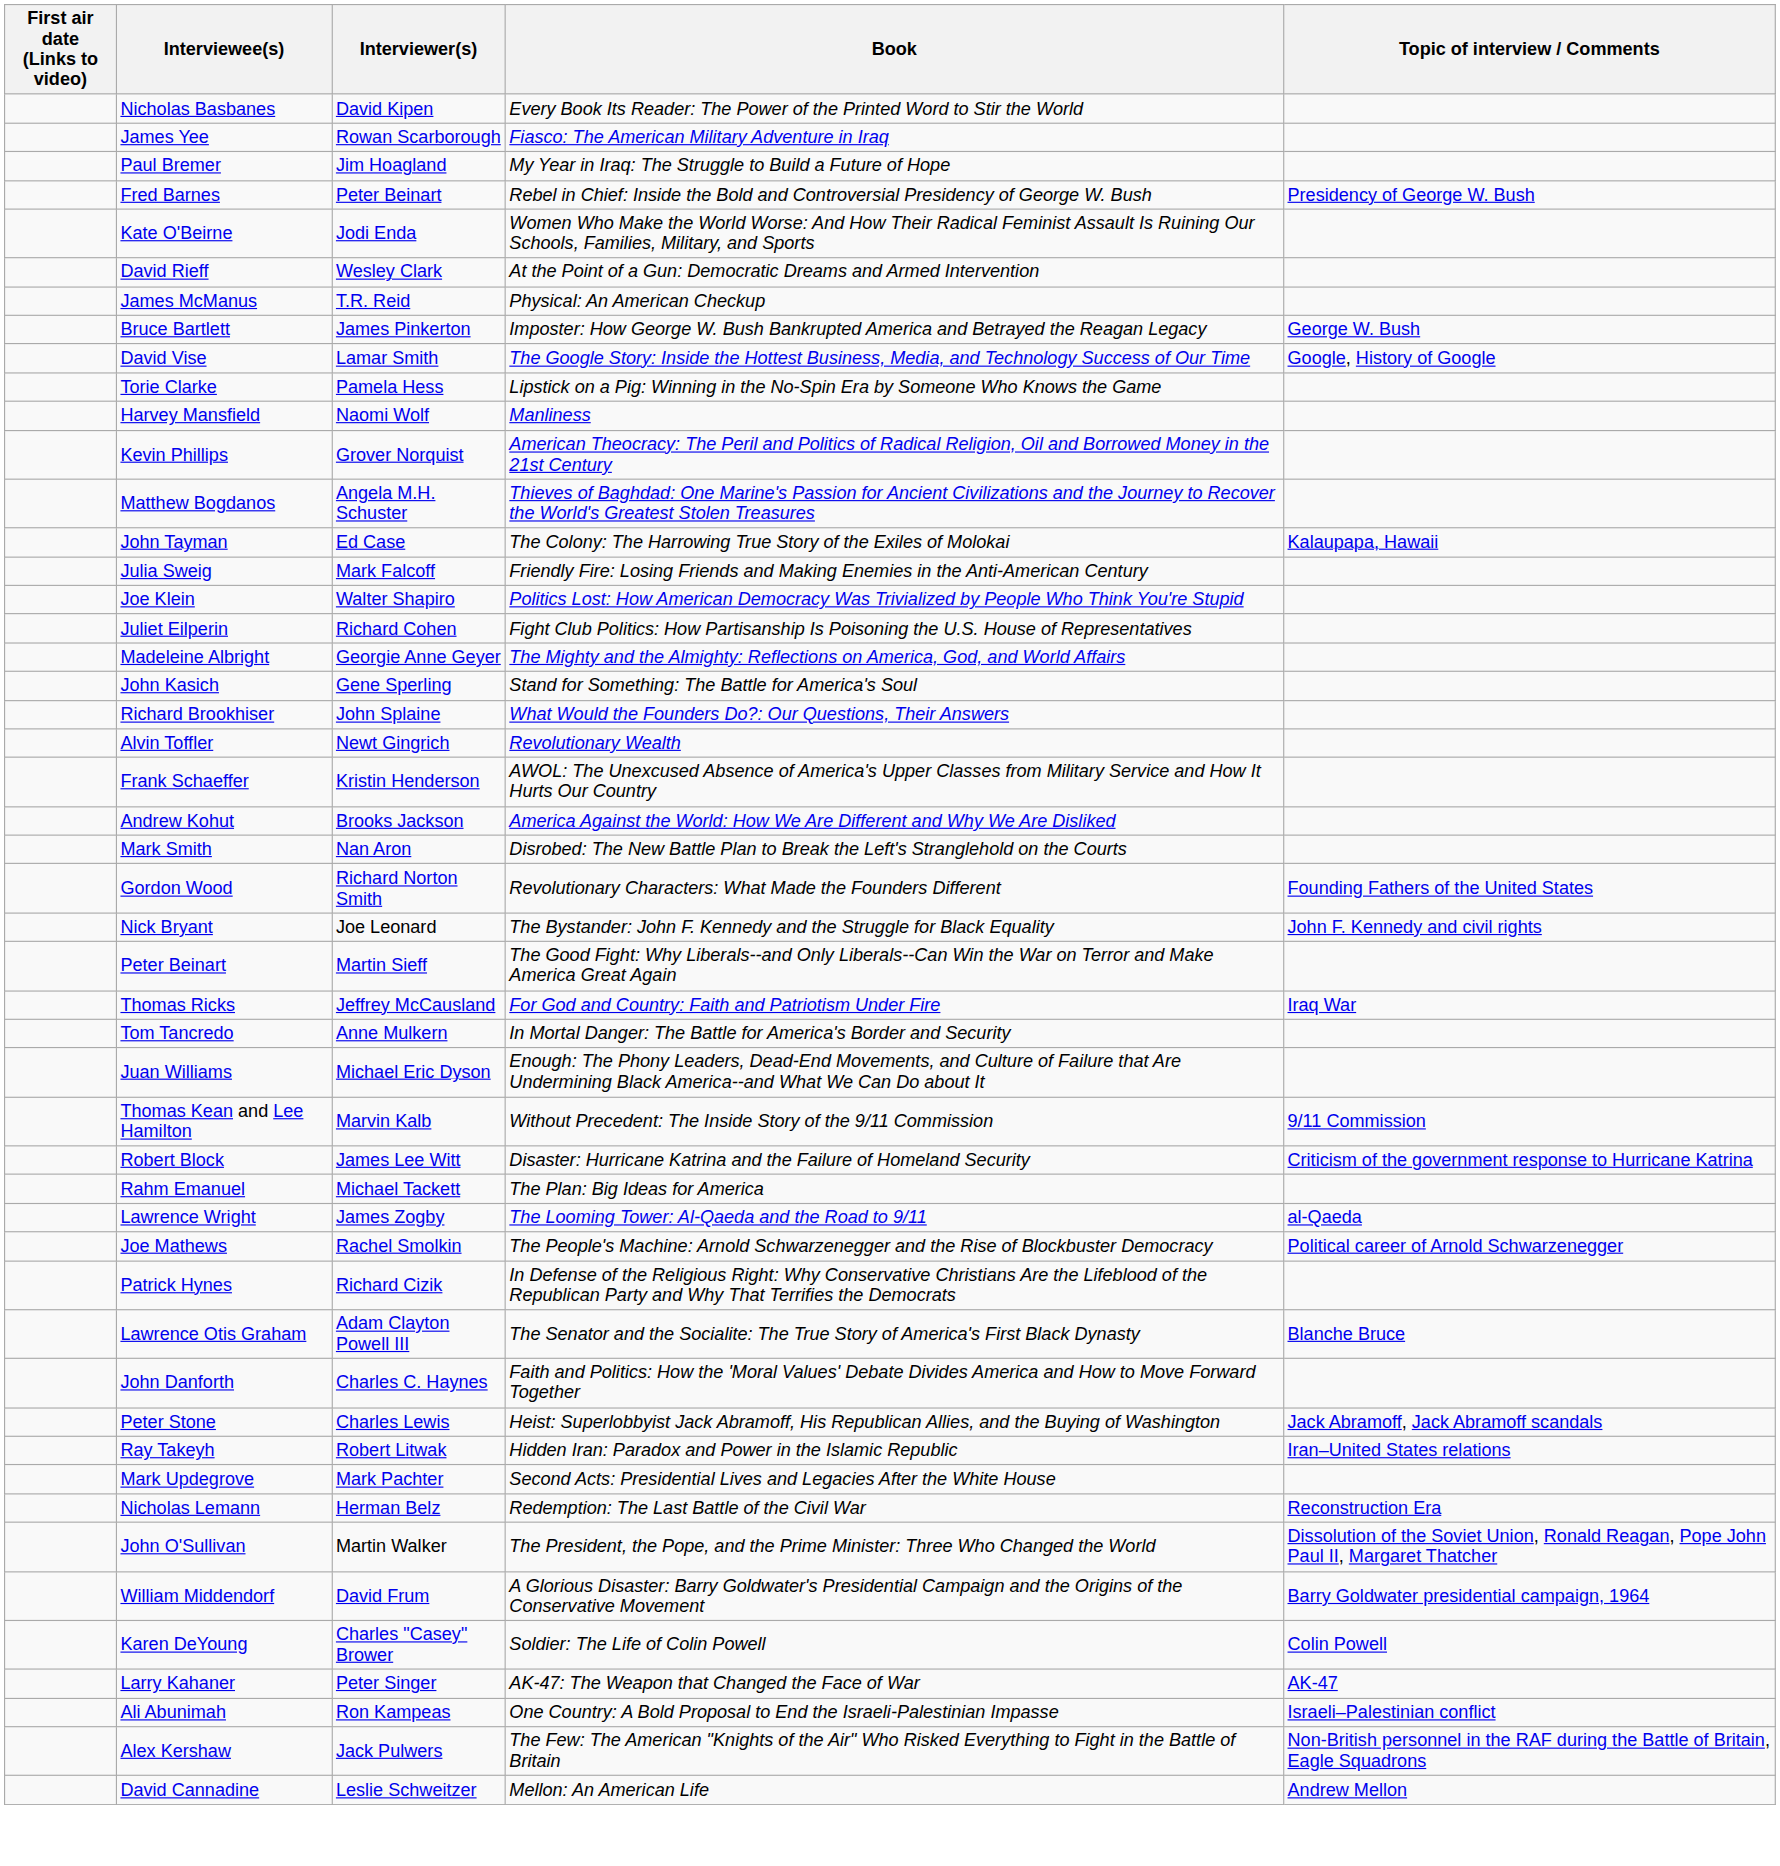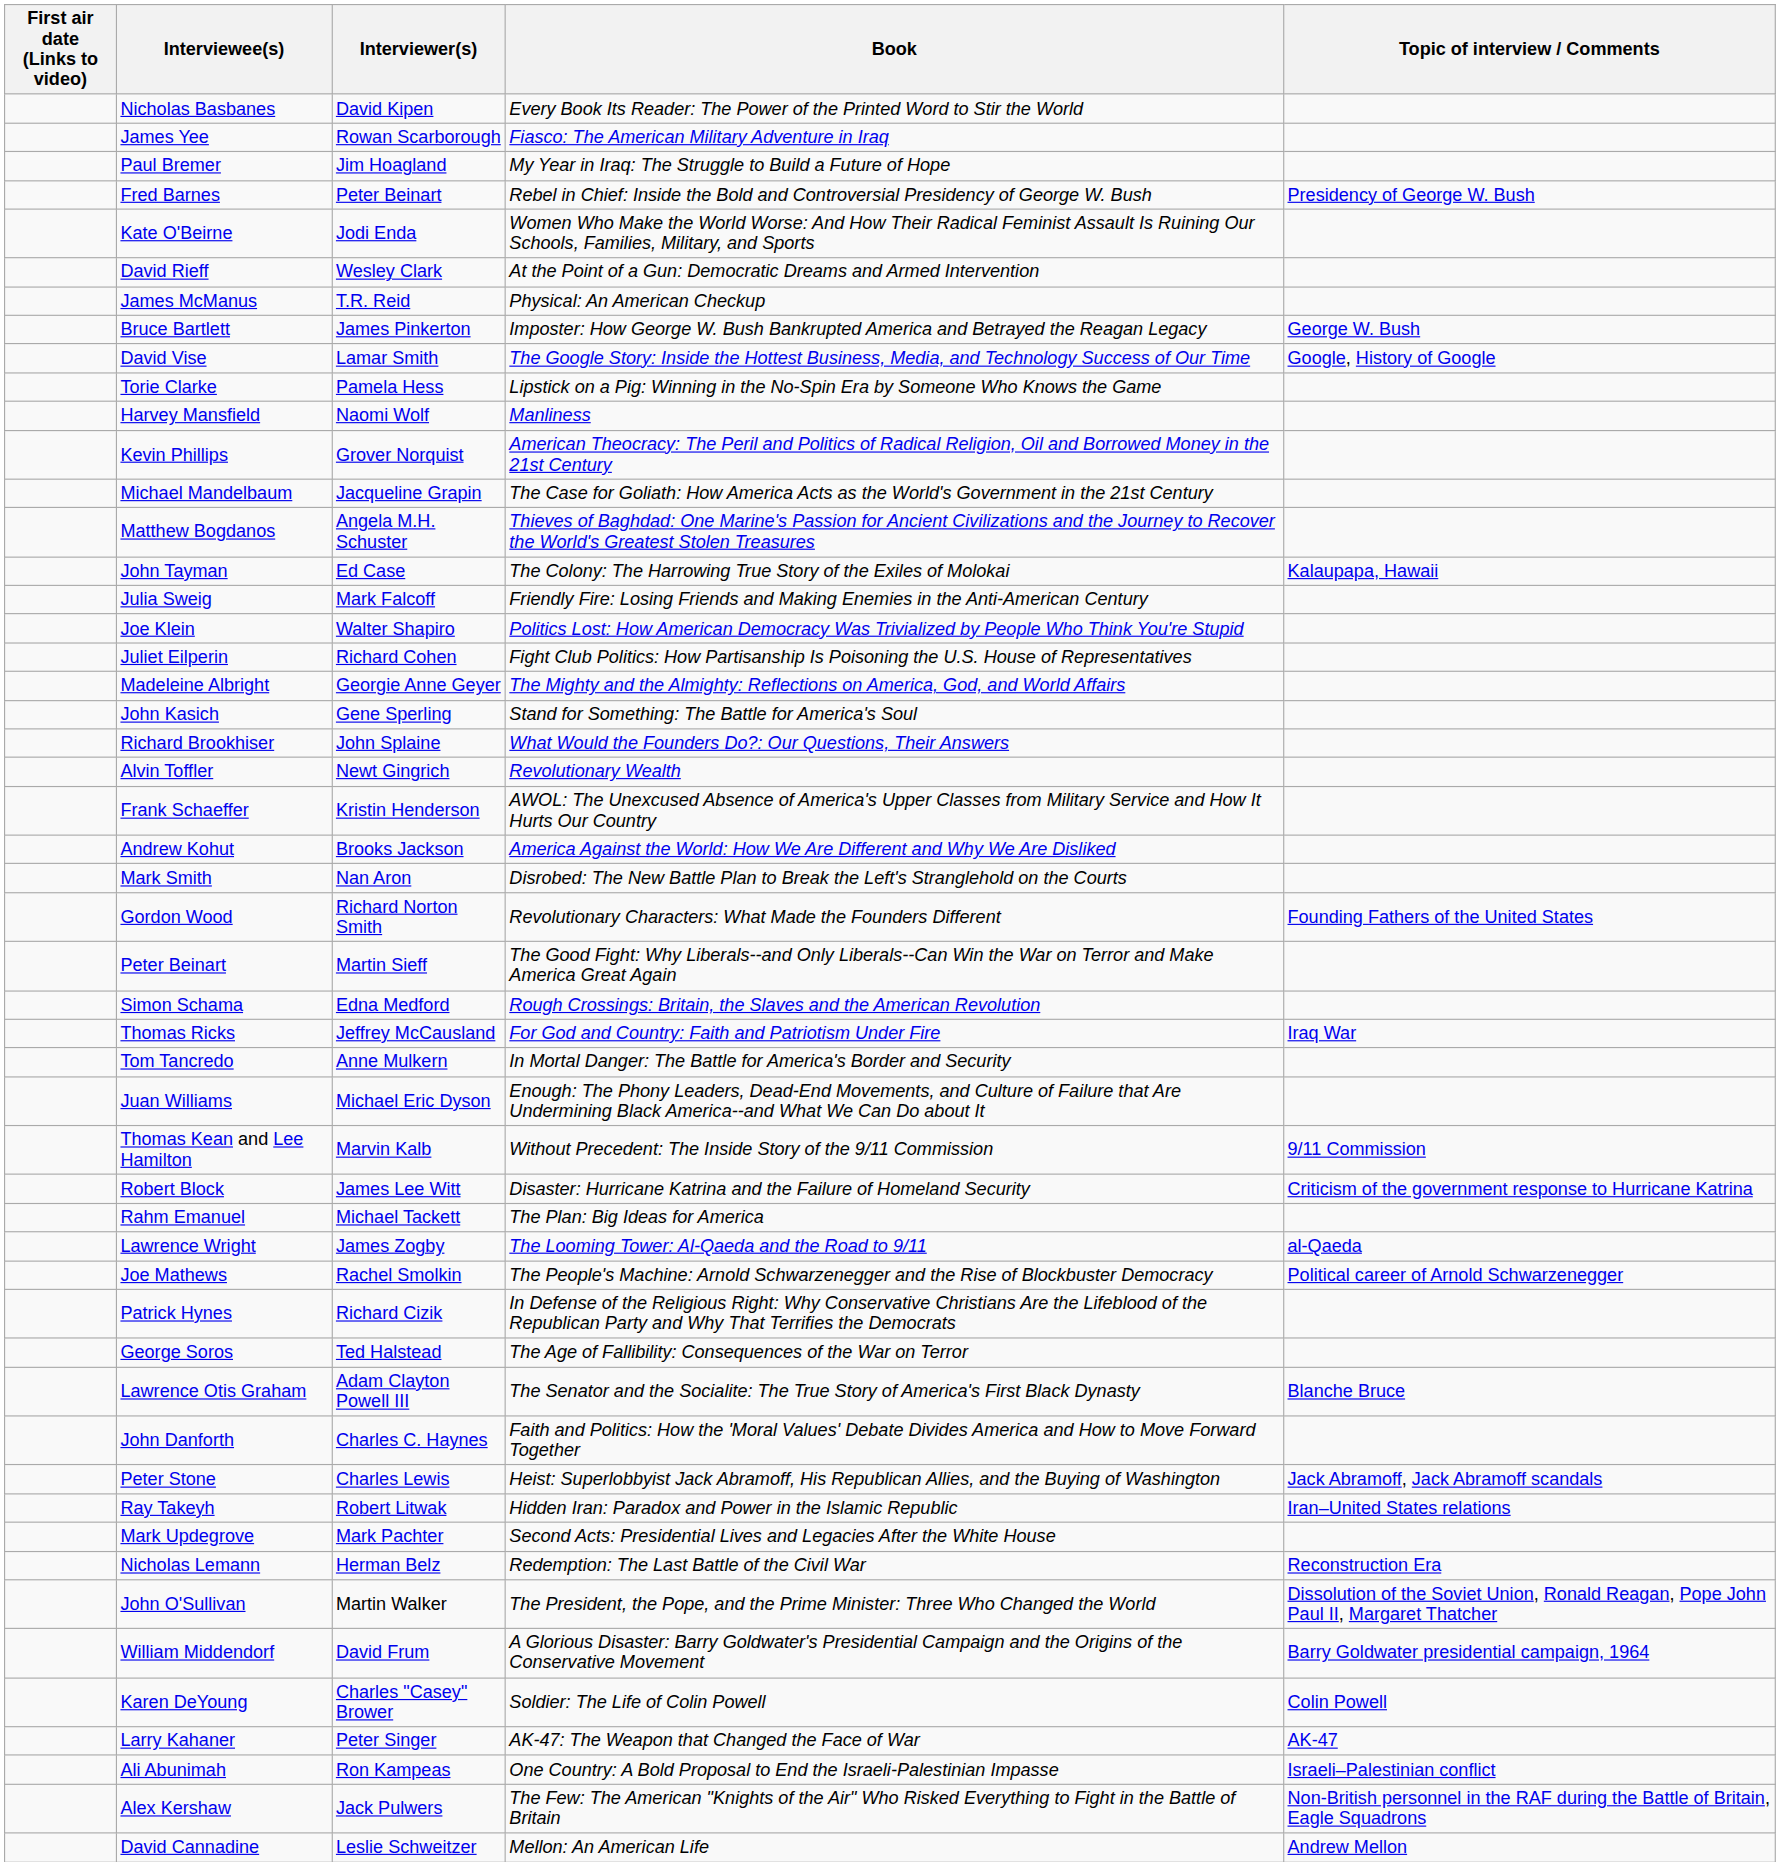+ row: (206, 493)
- row: (167, 927)
+ row: (182, 1004)
+ row: (177, 1352)
